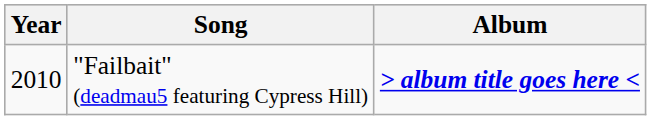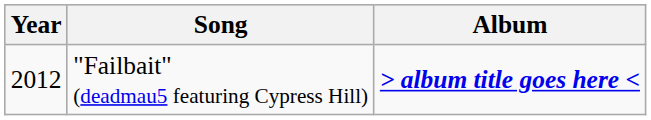(36, 79) 2010 -> (36, 79) 2012
